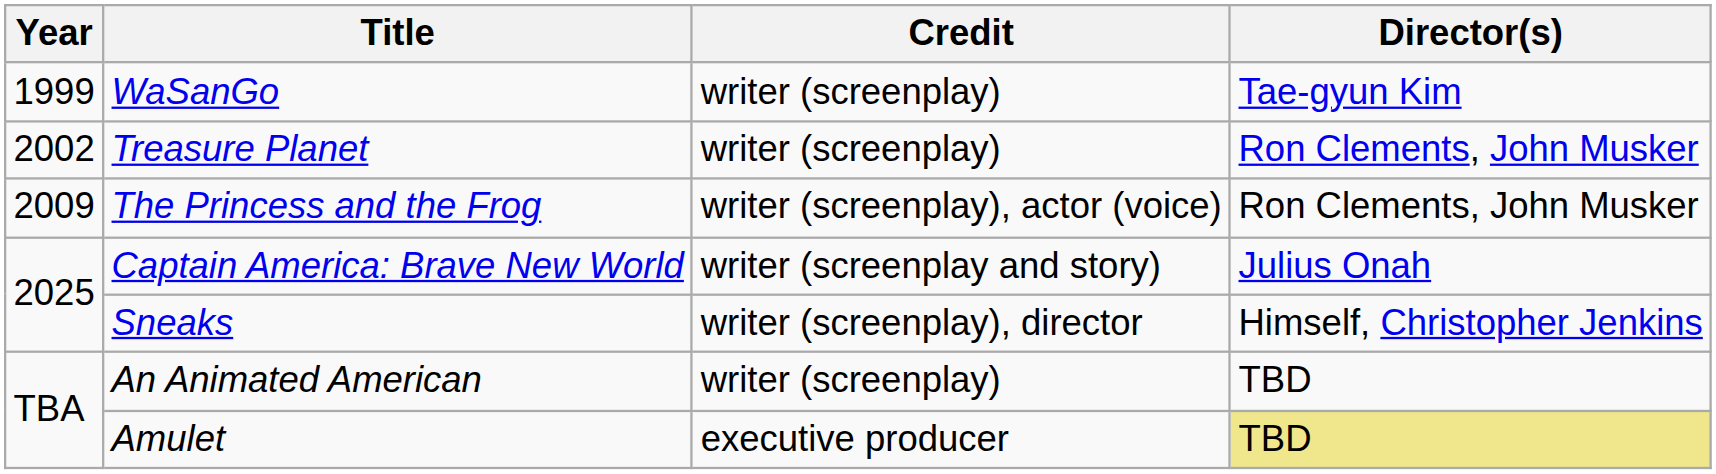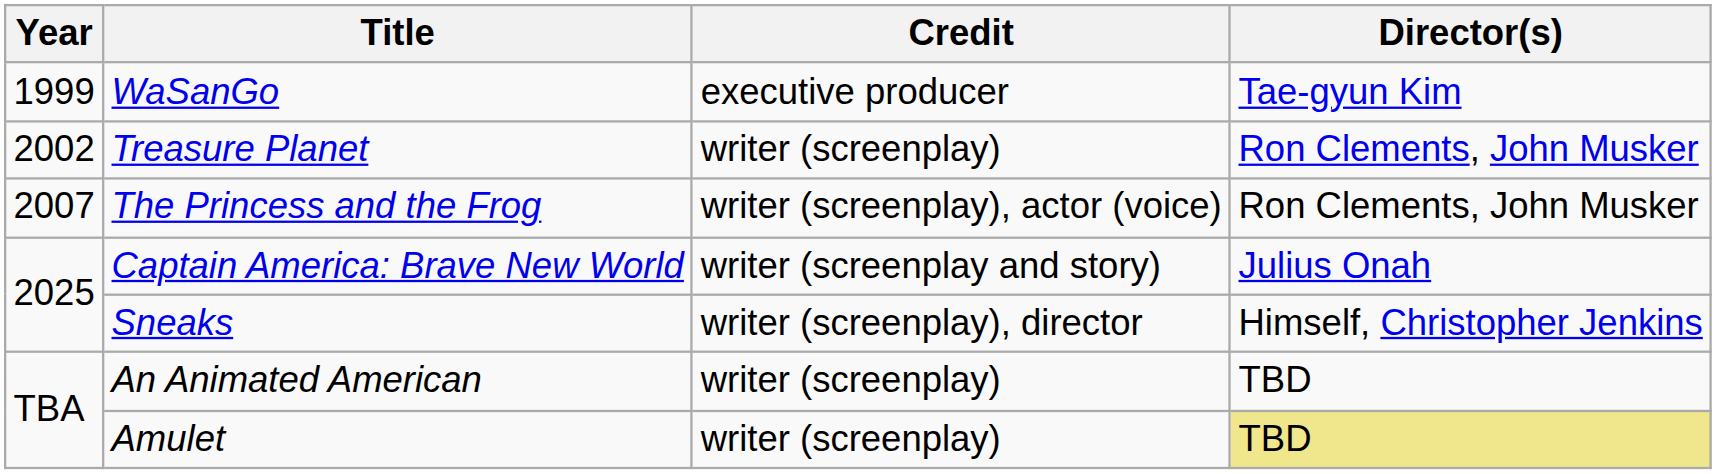(851, 91) writer (screenplay) -> (855, 91) executive producer
(54, 206) 2009 -> (54, 206) 2007
(855, 438) executive producer -> (851, 438) writer (screenplay)
